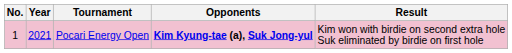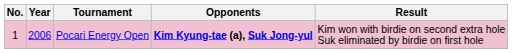(40, 35) 2021 -> (40, 35) 2006
